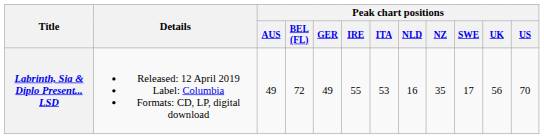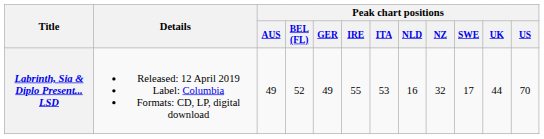(299, 90) 72 -> (299, 90) 52
(440, 90) 35 -> (440, 90) 32
(497, 90) 56 -> (497, 90) 44
